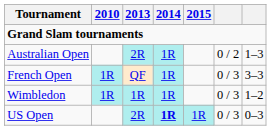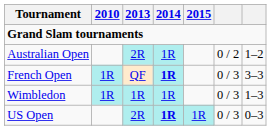(254, 54) 1–3 -> (254, 54) 1–2
(168, 74) normal -> (168, 74) bold
(254, 94) 1–2 -> (254, 94) 1–3
